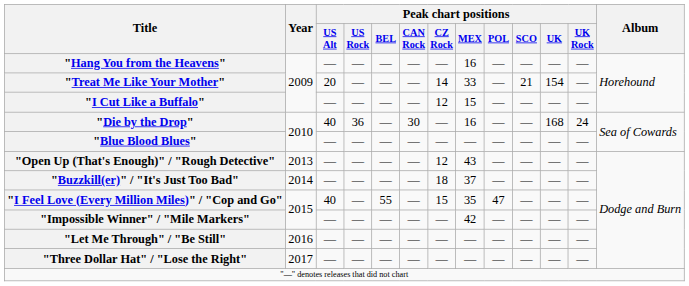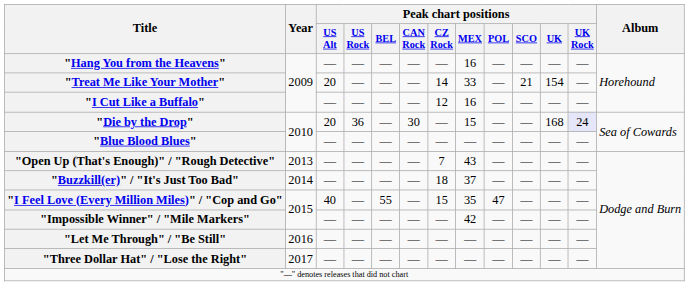(470, 102) 15 -> (470, 102) 16
(330, 121) 40 -> (330, 121) 20
(470, 121) 16 -> (470, 121) 15
(582, 121) no background -> (582, 121) lavender background
(442, 161) 12 -> (442, 161) 7
